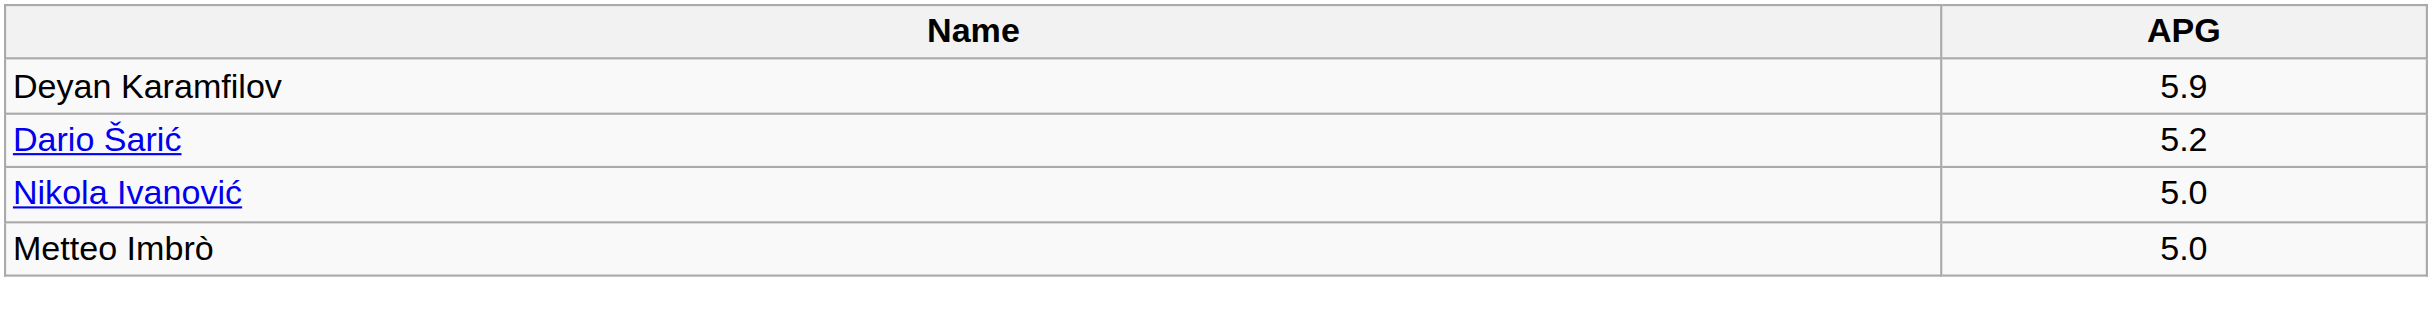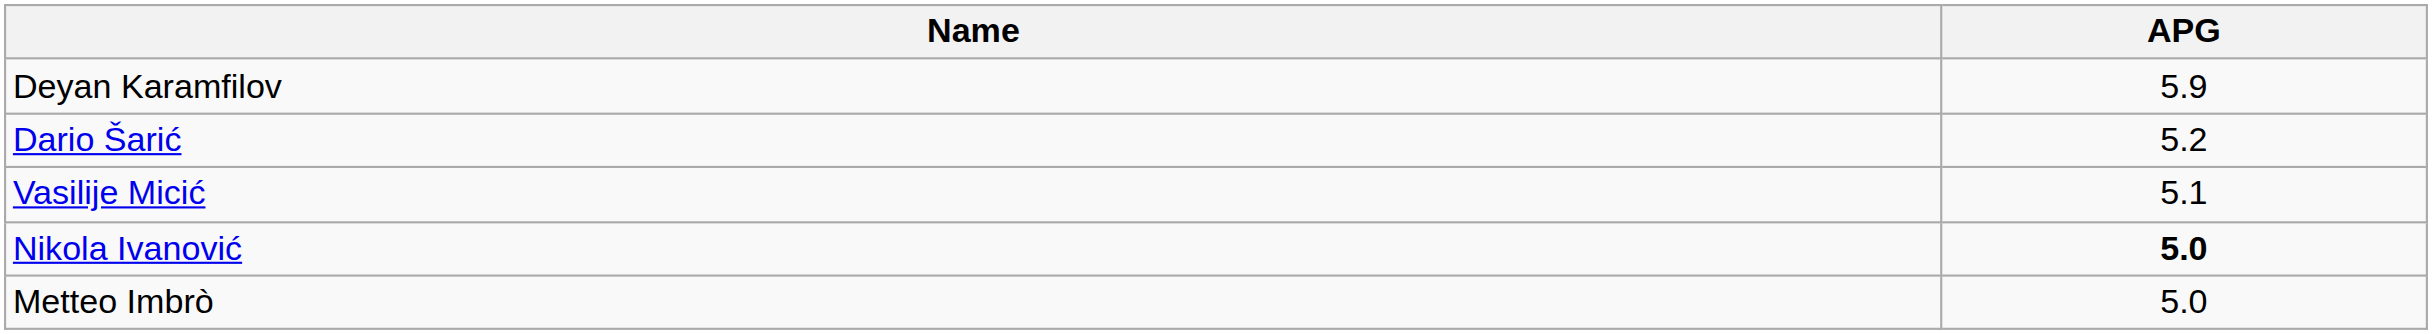+ row: (109, 193)
(2184, 193) normal -> (2184, 247) bold
